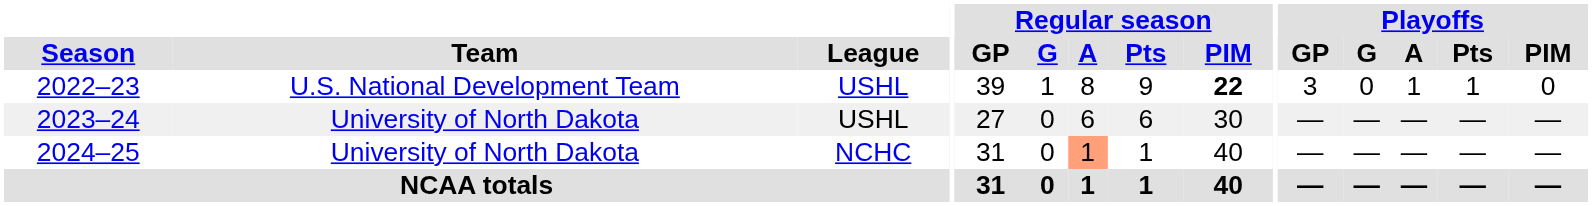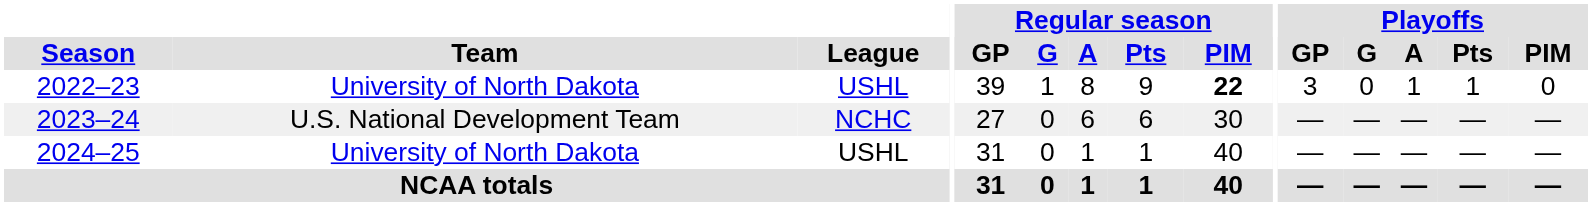(485, 86) U.S. National Development Team -> (485, 86) University of North Dakota
(485, 119) University of North Dakota -> (485, 119) U.S. National Development Team
(873, 119) USHL -> (873, 119) NCHC
(873, 152) NCHC -> (873, 152) USHL
(1088, 152) lightsalmon background -> (1088, 152) no background
